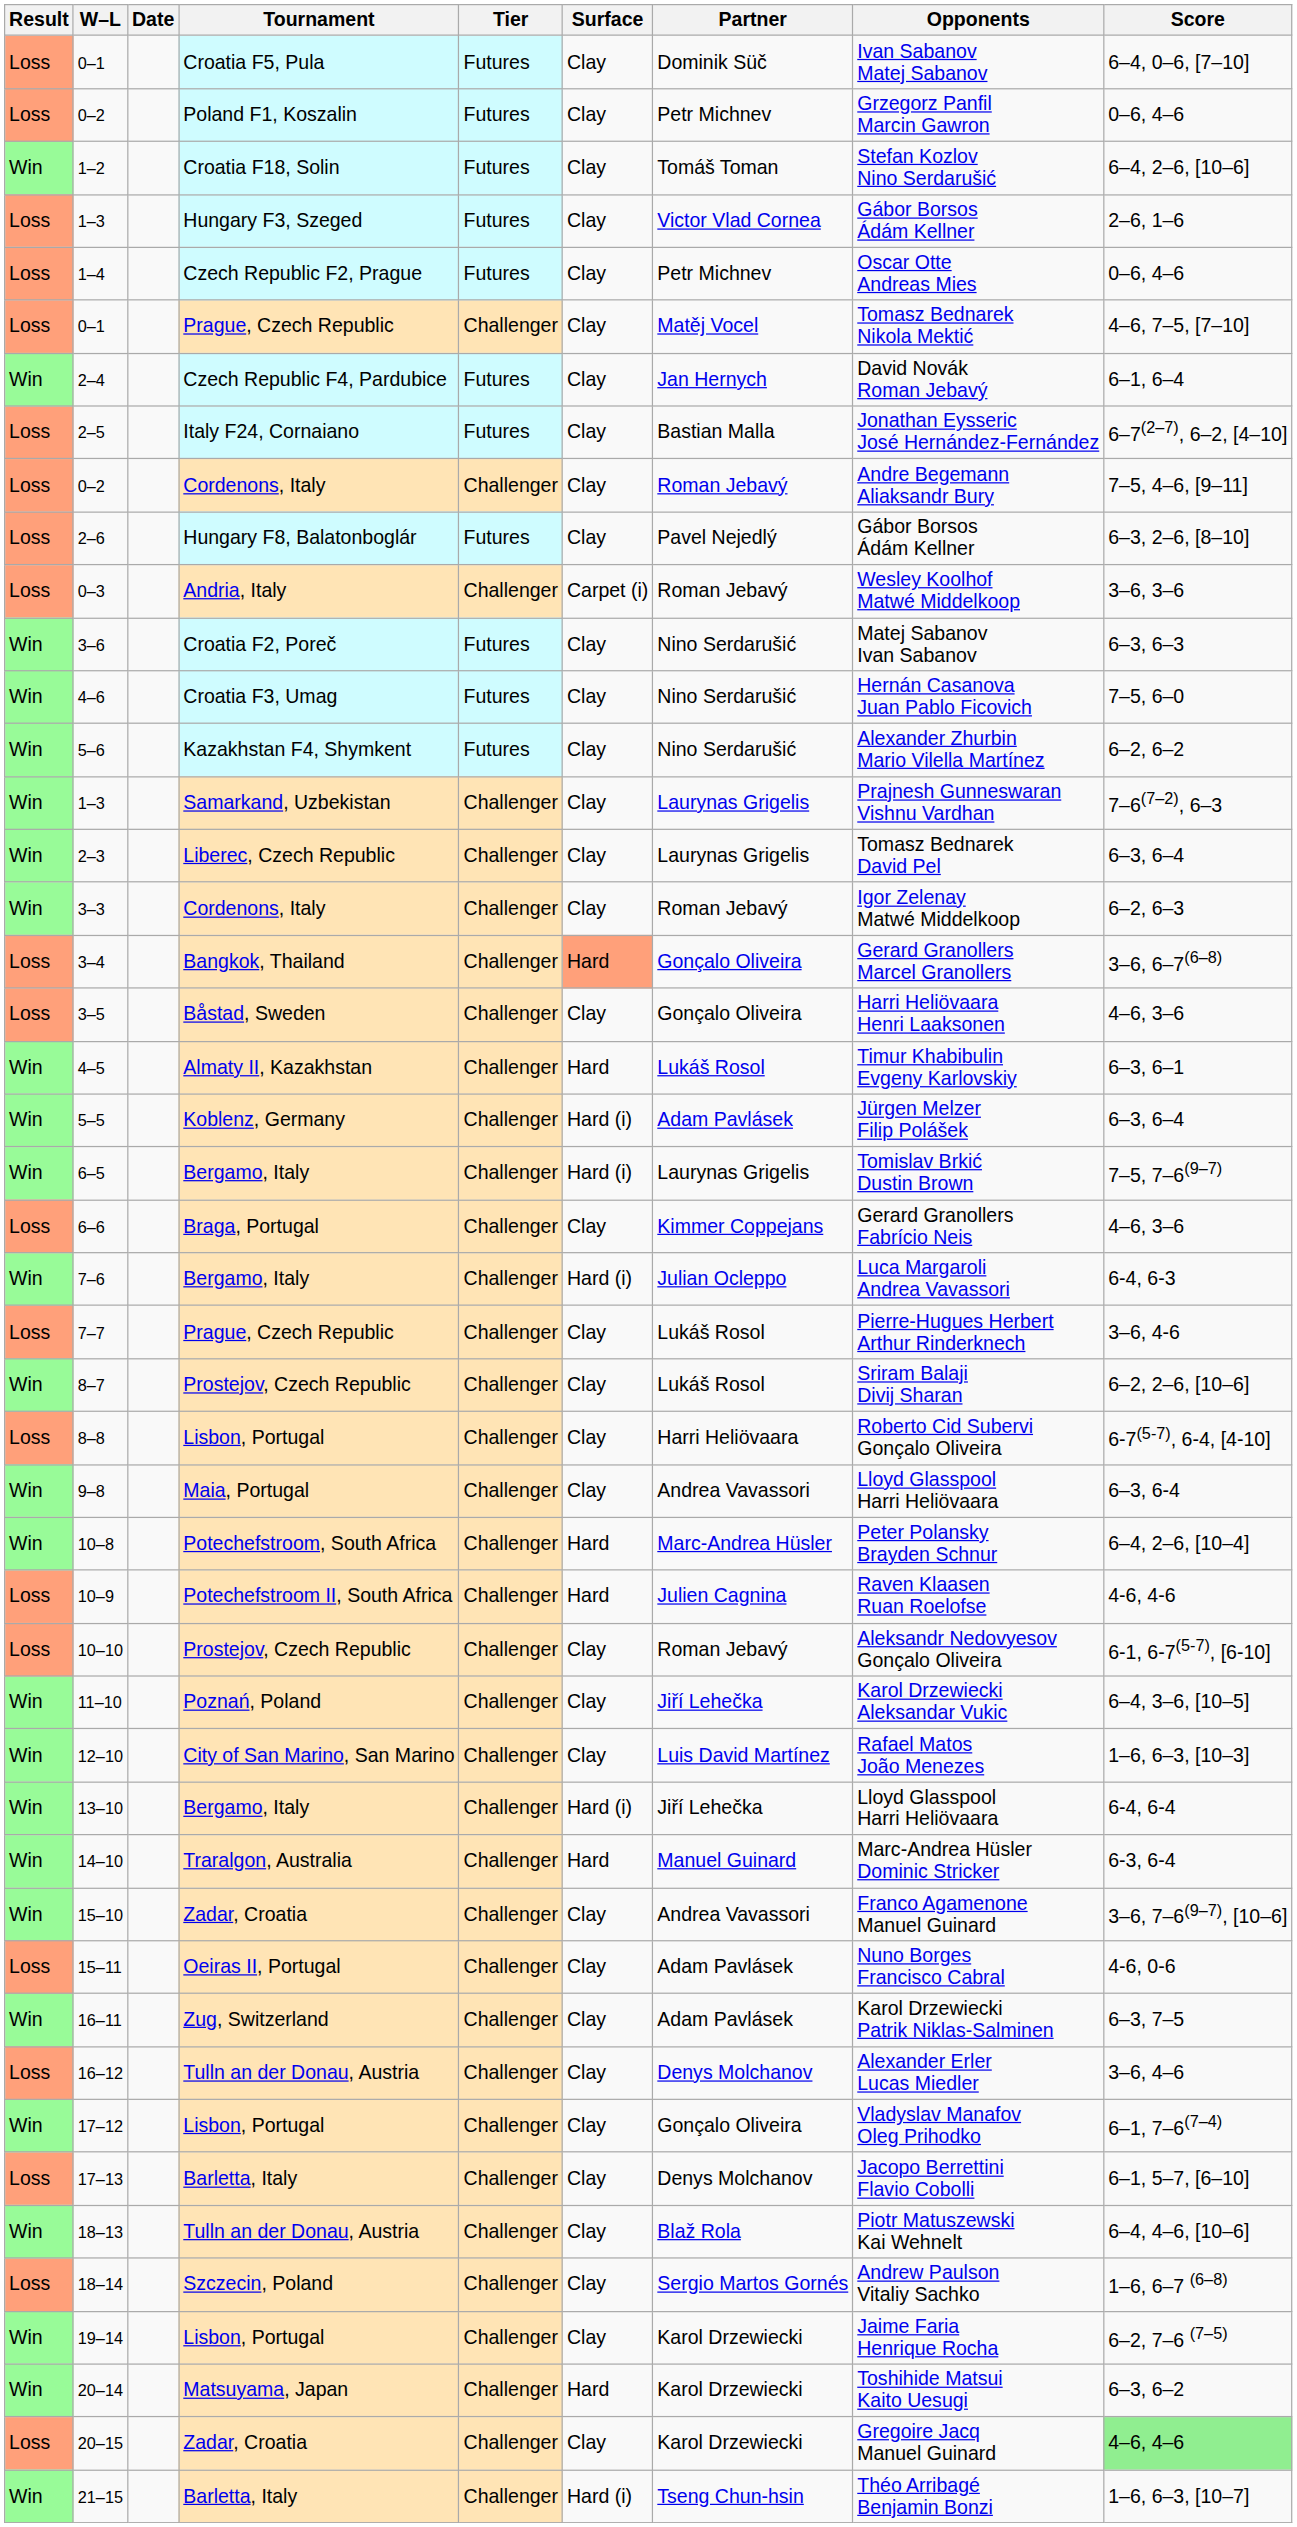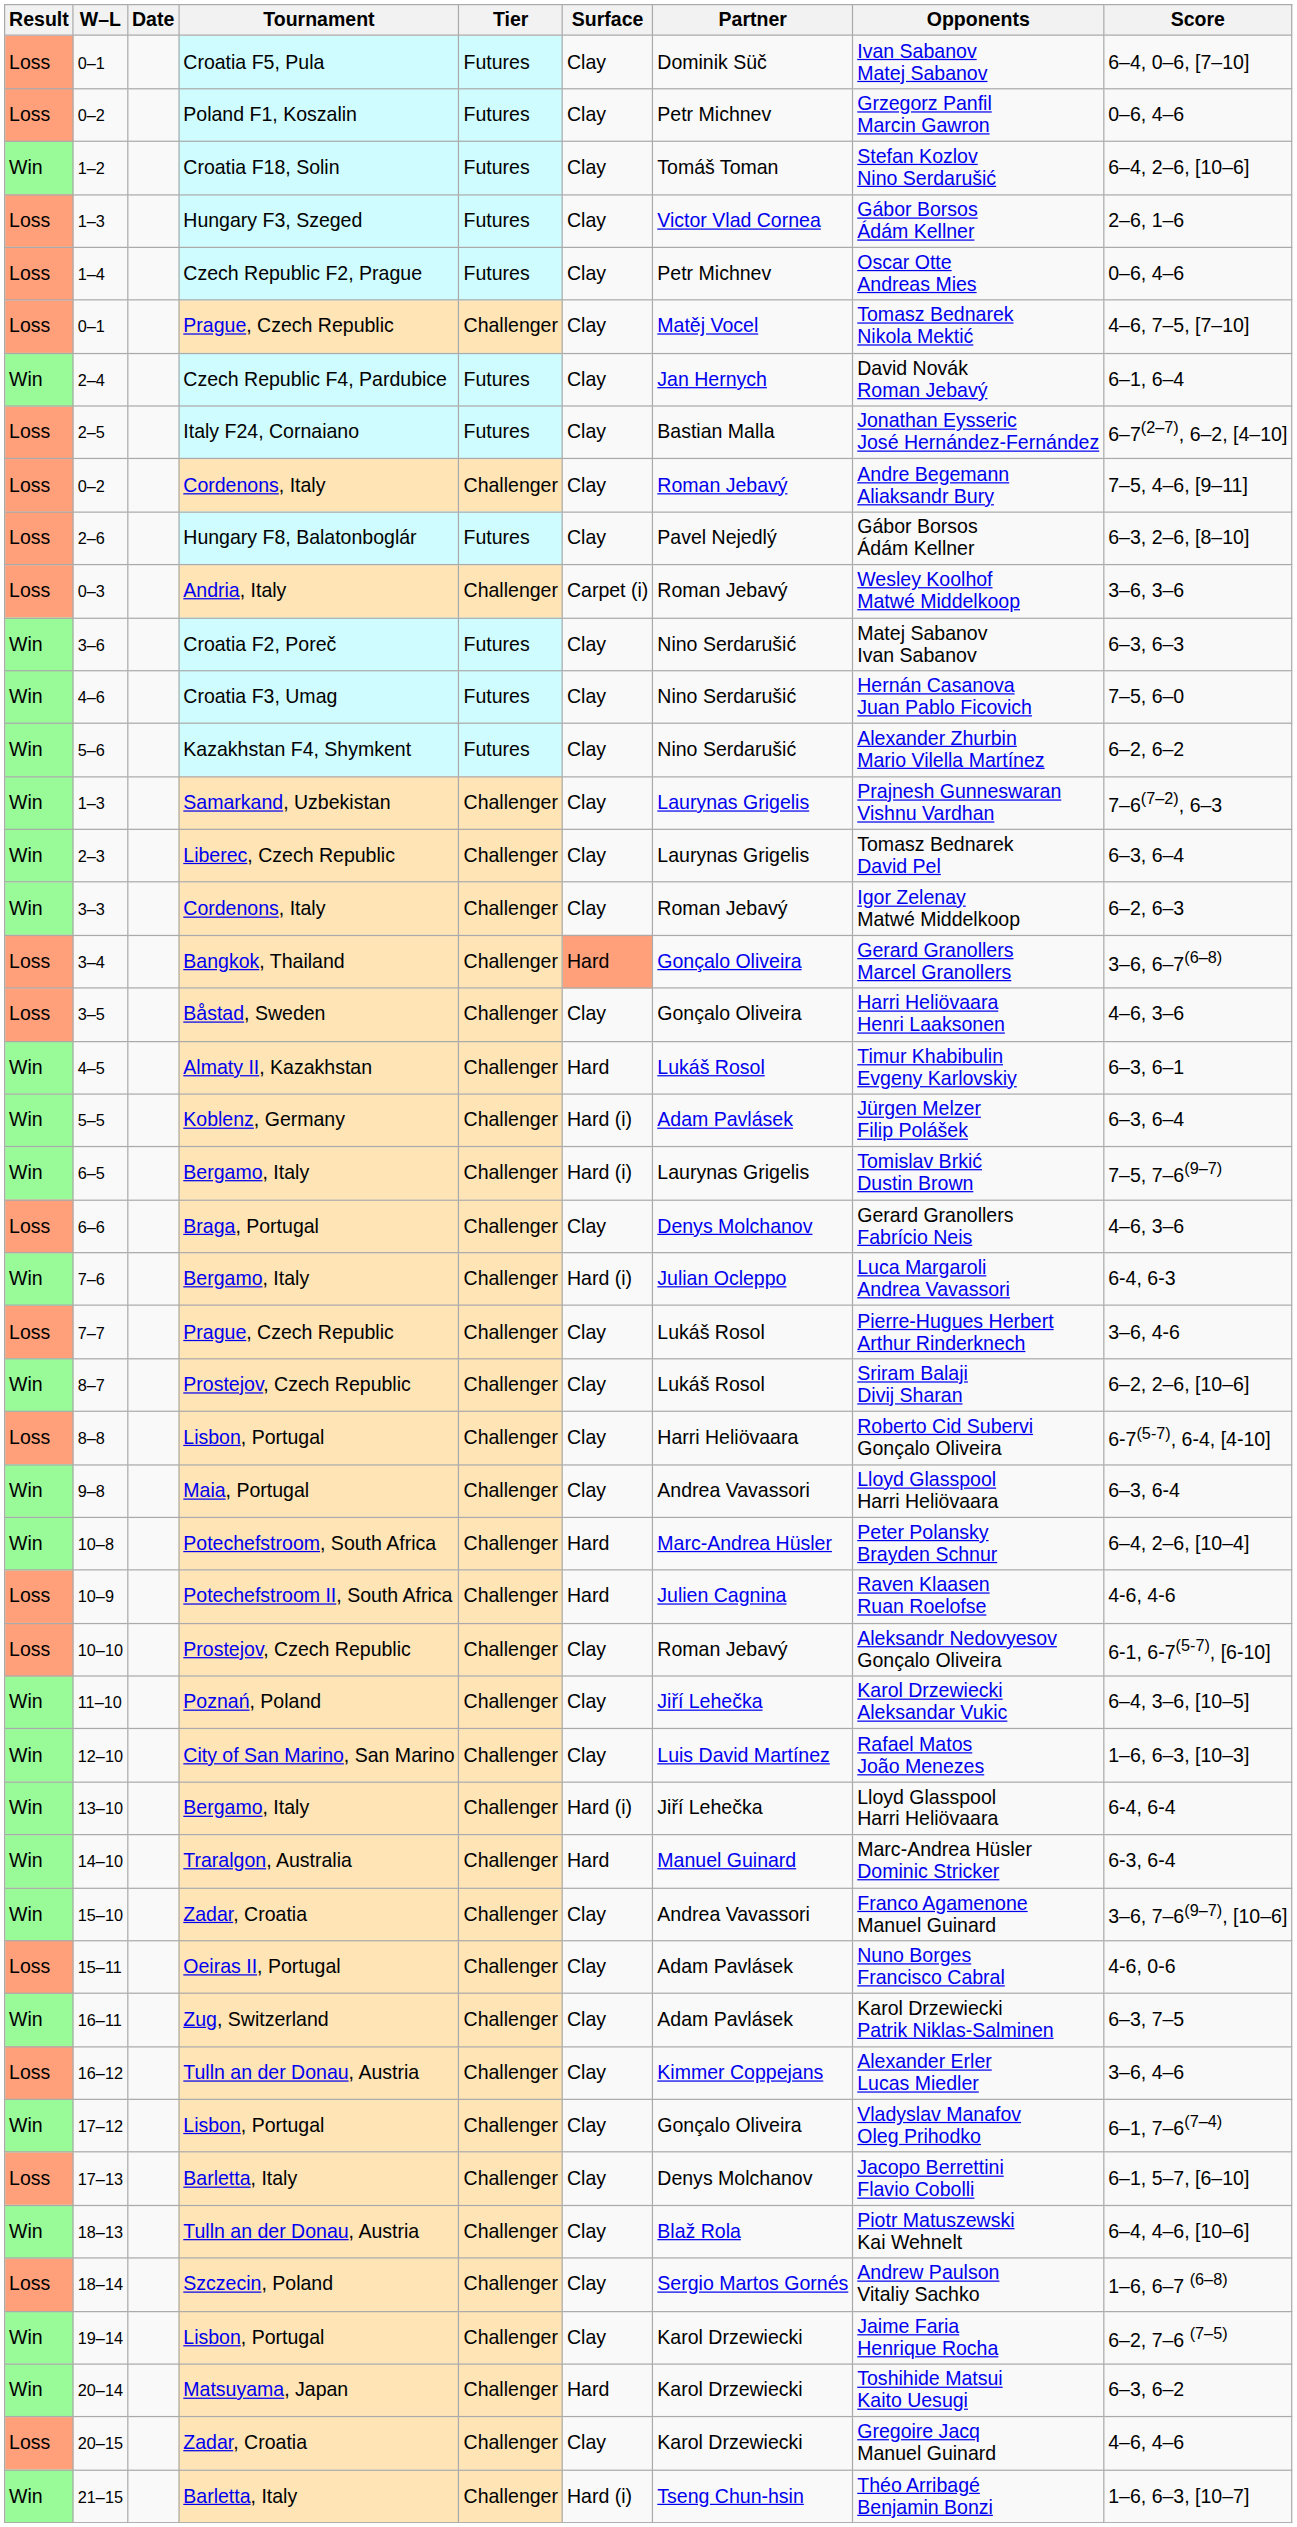(740, 1226) Kimmer Coppejans -> (735, 1226) Denys Molchanov
(735, 2072) Denys Molchanov -> (740, 2072) Kimmer Coppejans
(1146, 2443) lightgreen background -> (1146, 2443) no background
